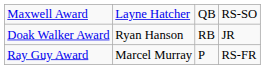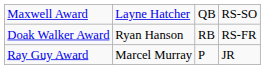(228, 34) JR -> (239, 34) RS-FR
(239, 54) RS-FR -> (228, 54) JR
